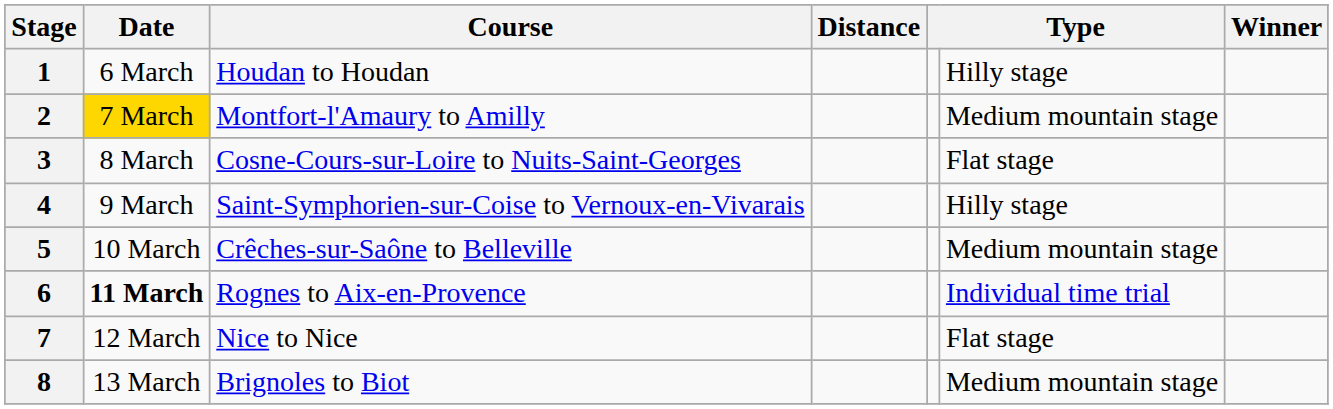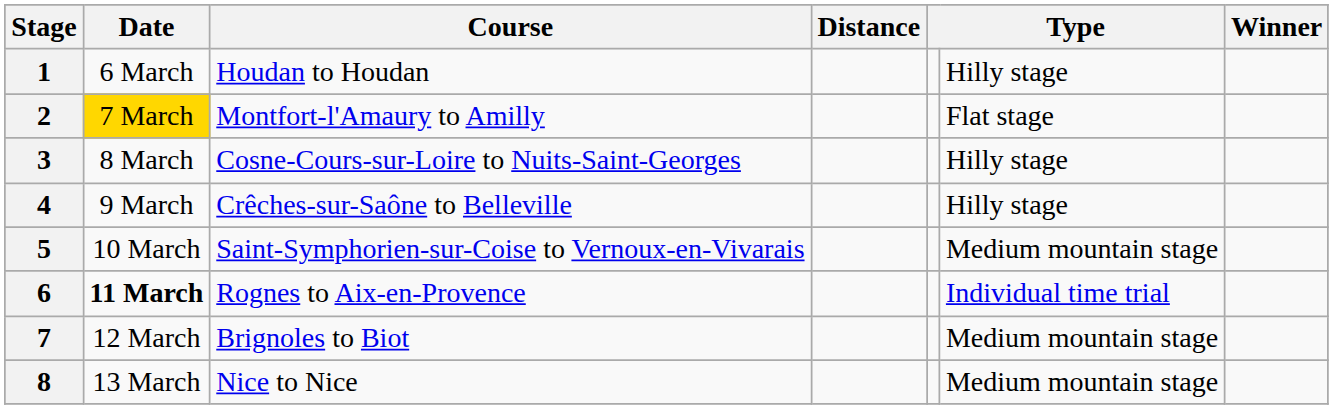(1082, 115) Medium mountain stage -> (1000, 115) Flat stage
(1000, 159) Flat stage -> (1007, 159) Hilly stage
(510, 204) Saint-Symphorien-sur-Coise to Vernoux-en-Vivarais -> (394, 204) Crêches-sur-Saône to Belleville
(394, 248) Crêches-sur-Saône to Belleville -> (510, 248) Saint-Symphorien-sur-Coise to Vernoux-en-Vivarais
(287, 337) Nice to Nice -> (313, 337) Brignoles to Biot
(1000, 337) Flat stage -> (1082, 337) Medium mountain stage
(313, 381) Brignoles to Biot -> (287, 381) Nice to Nice
